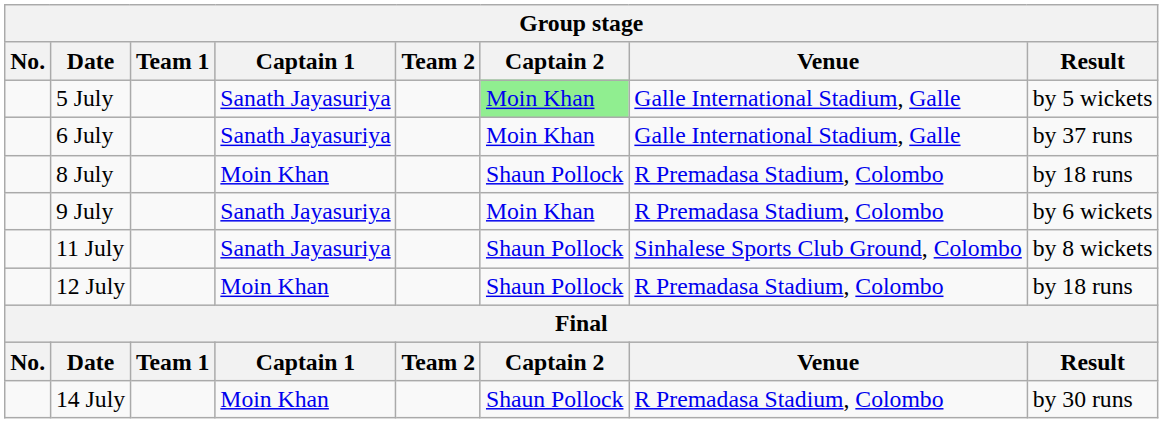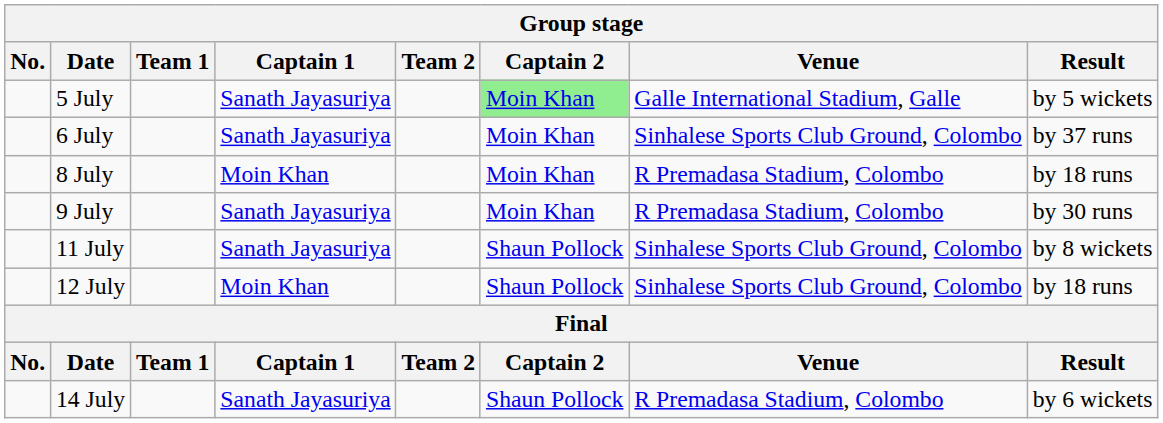(797, 135) Galle International Stadium, Galle -> (828, 135) Sinhalese Sports Club Ground, Colombo
(555, 173) Shaun Pollock -> (540, 173) Moin Khan
(1093, 211) by 6 wickets -> (1083, 211) by 30 runs
(789, 286) R Premadasa Stadium, Colombo -> (828, 286) Sinhalese Sports Club Ground, Colombo
(275, 398) Moin Khan -> (306, 398) Sanath Jayasuriya
(1083, 398) by 30 runs -> (1093, 398) by 6 wickets
